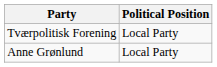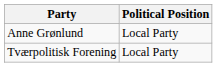rows swapped: (45, 52) <-> (62, 33)
